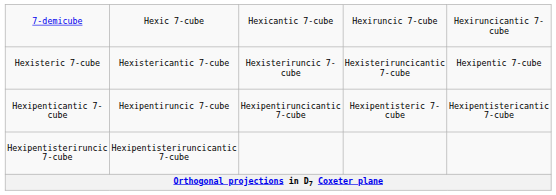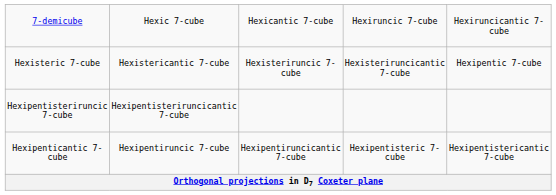rows swapped: (57, 111) <-> (57, 153)
